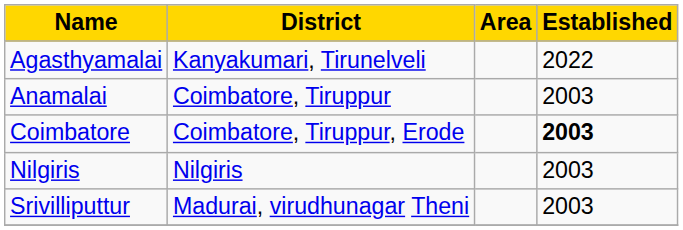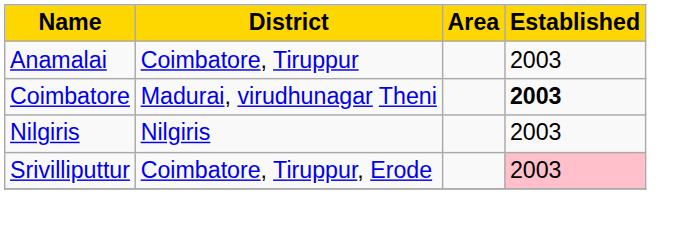- row: (86, 59)
(319, 133) Coimbatore, Tiruppur, Erode -> (289, 96) Madurai, virudhunagar Theni
(321, 206) Madurai, virudhunagar Theni -> (286, 170) Coimbatore, Tiruppur, Erode
(568, 206) no background -> (536, 170) pink background
